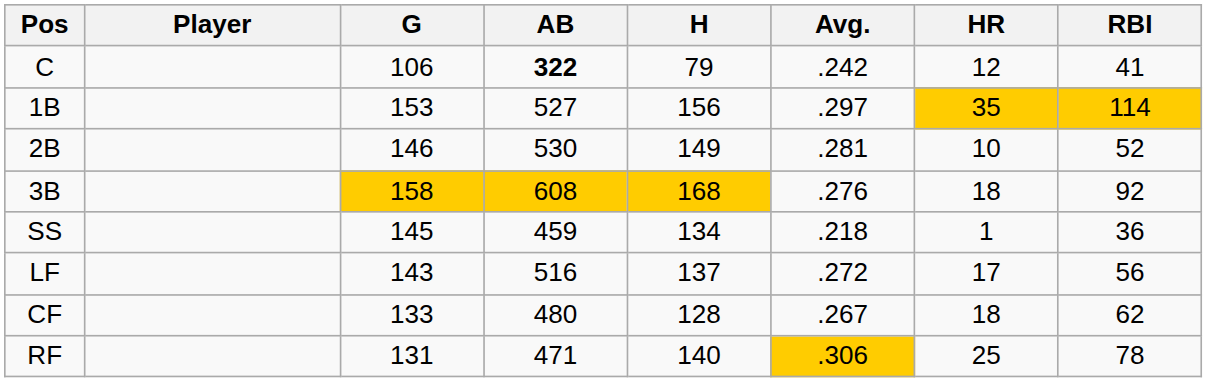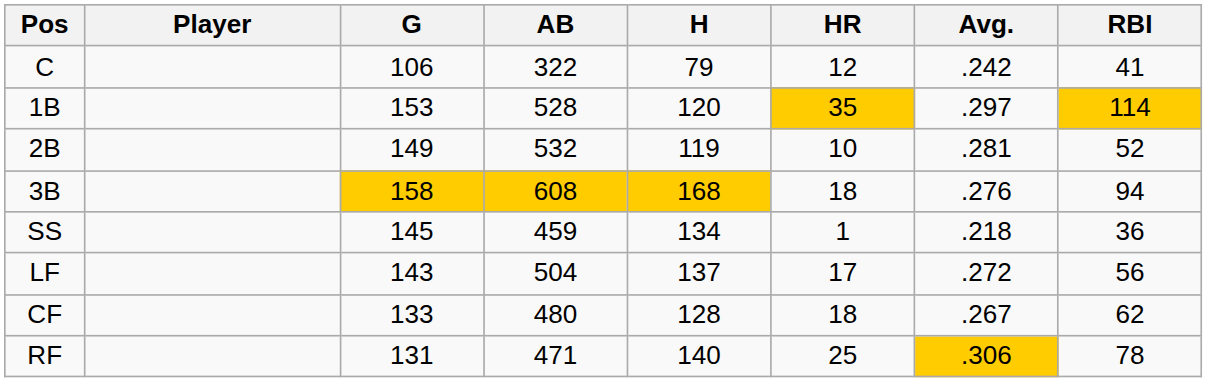columns swapped: (843, 25) <-> (986, 25)
(555, 66) bold -> (555, 66) normal
(555, 107) 527 -> (555, 107) 528
(699, 107) 156 -> (699, 107) 120
(412, 149) 146 -> (412, 149) 149
(555, 149) 530 -> (555, 149) 532
(699, 149) 149 -> (699, 149) 119
(1130, 190) 92 -> (1130, 190) 94
(555, 273) 516 -> (555, 273) 504
